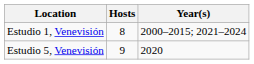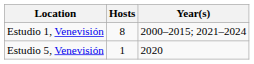(122, 50) 9 -> (122, 50) 1
